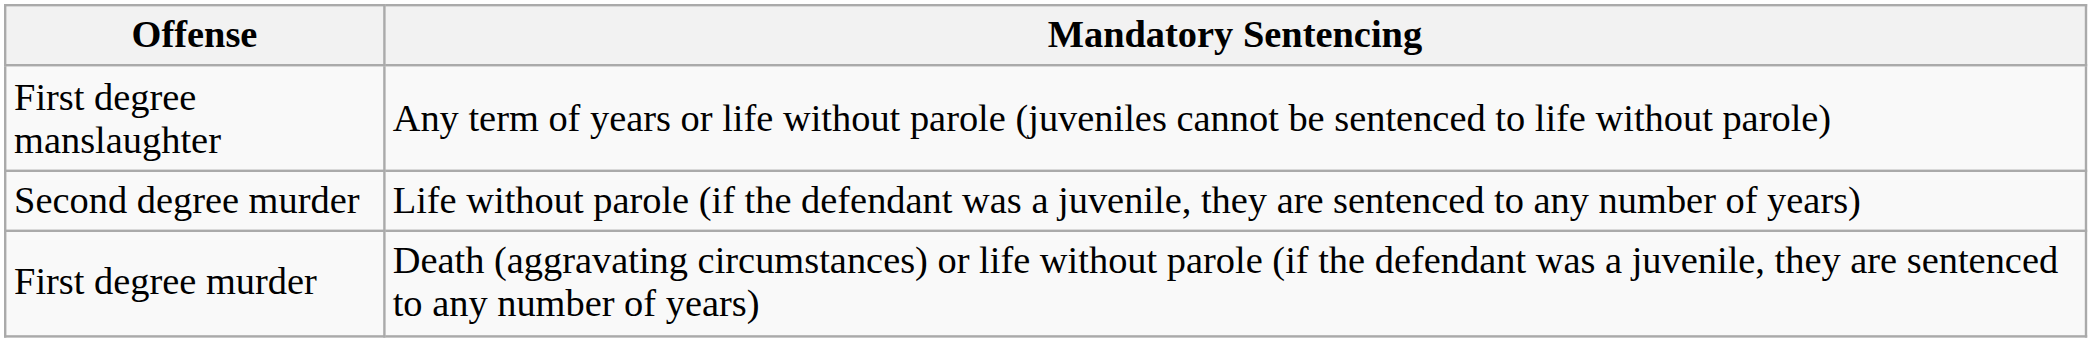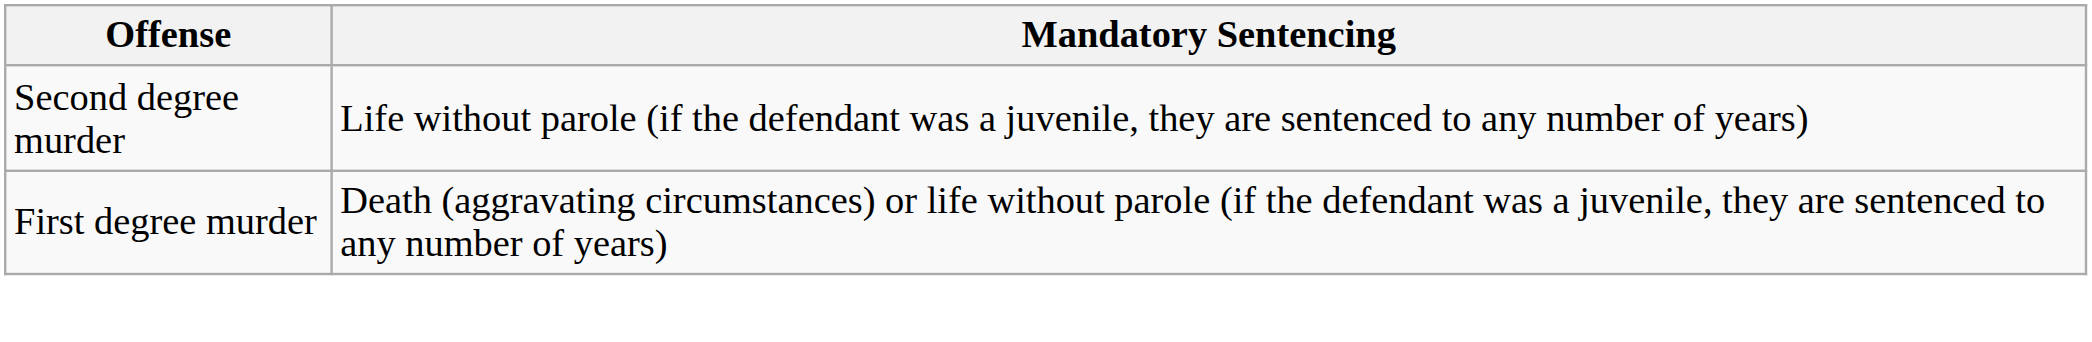- row: (117, 117)
